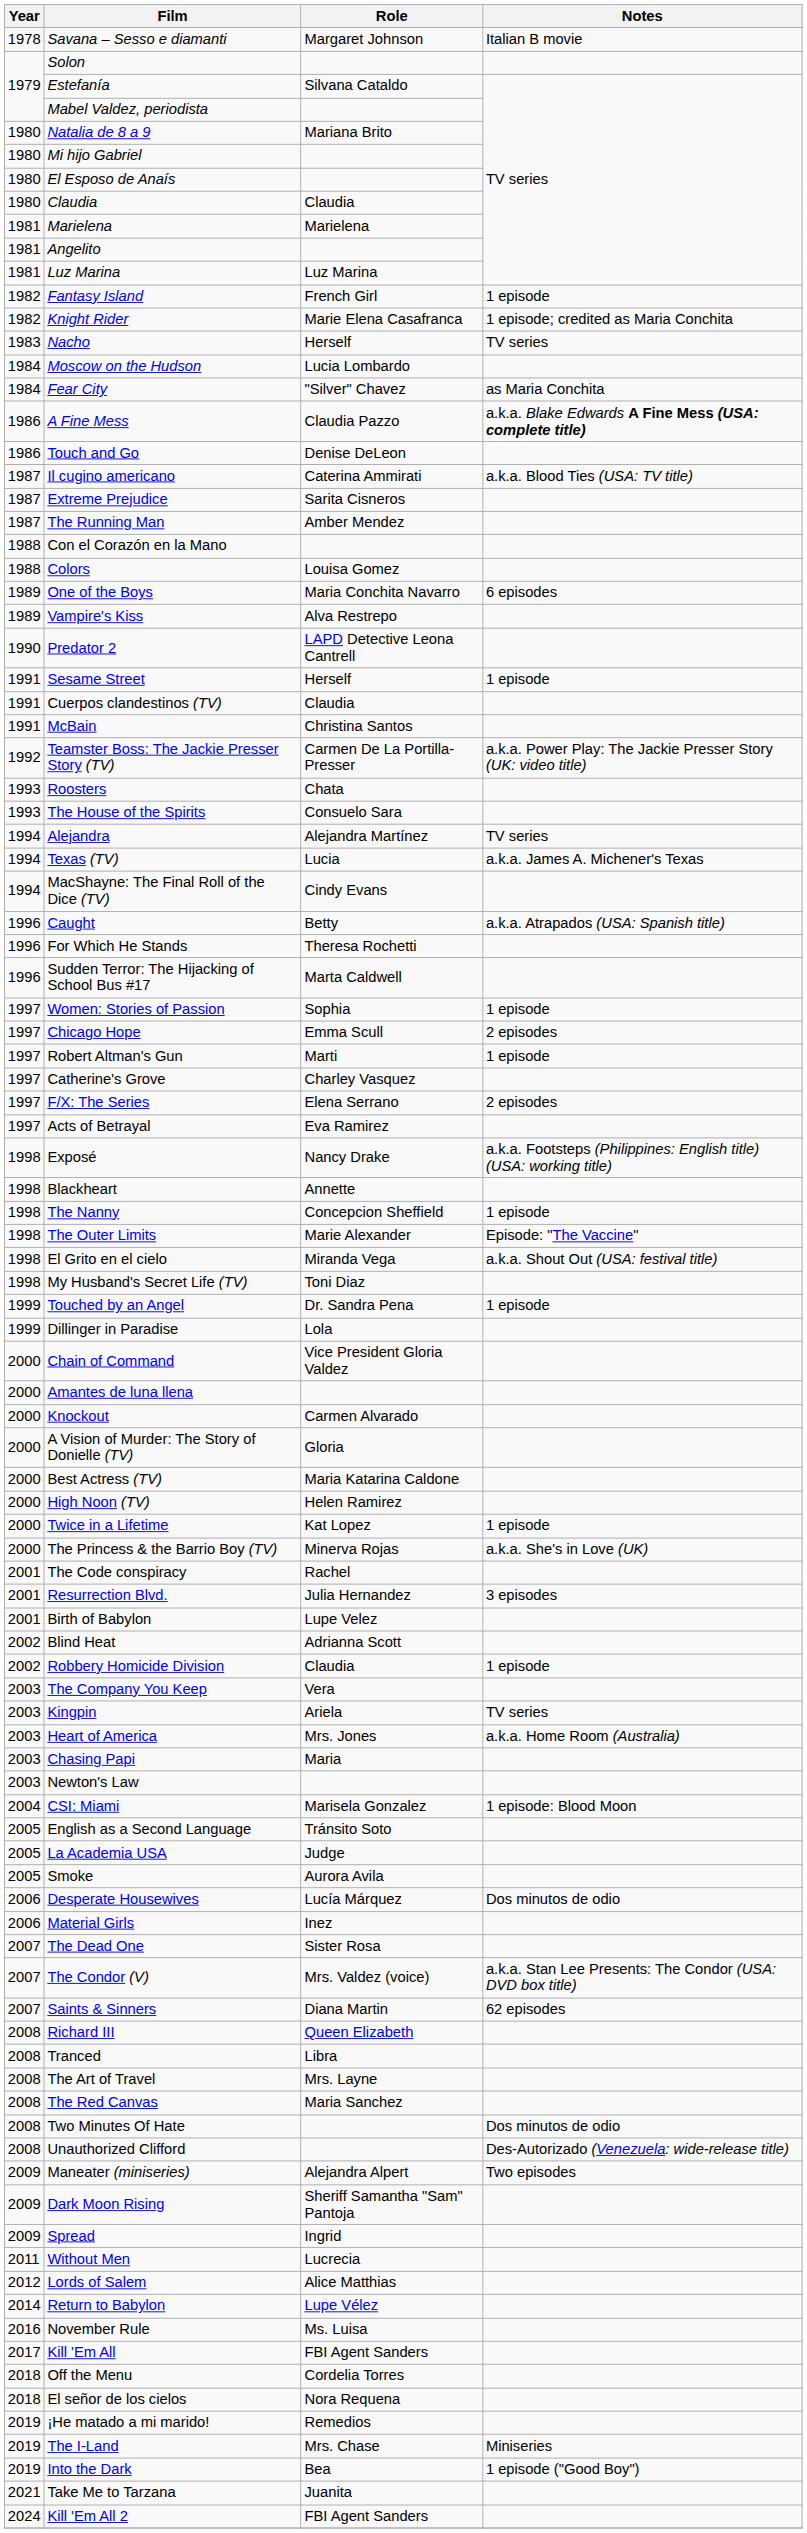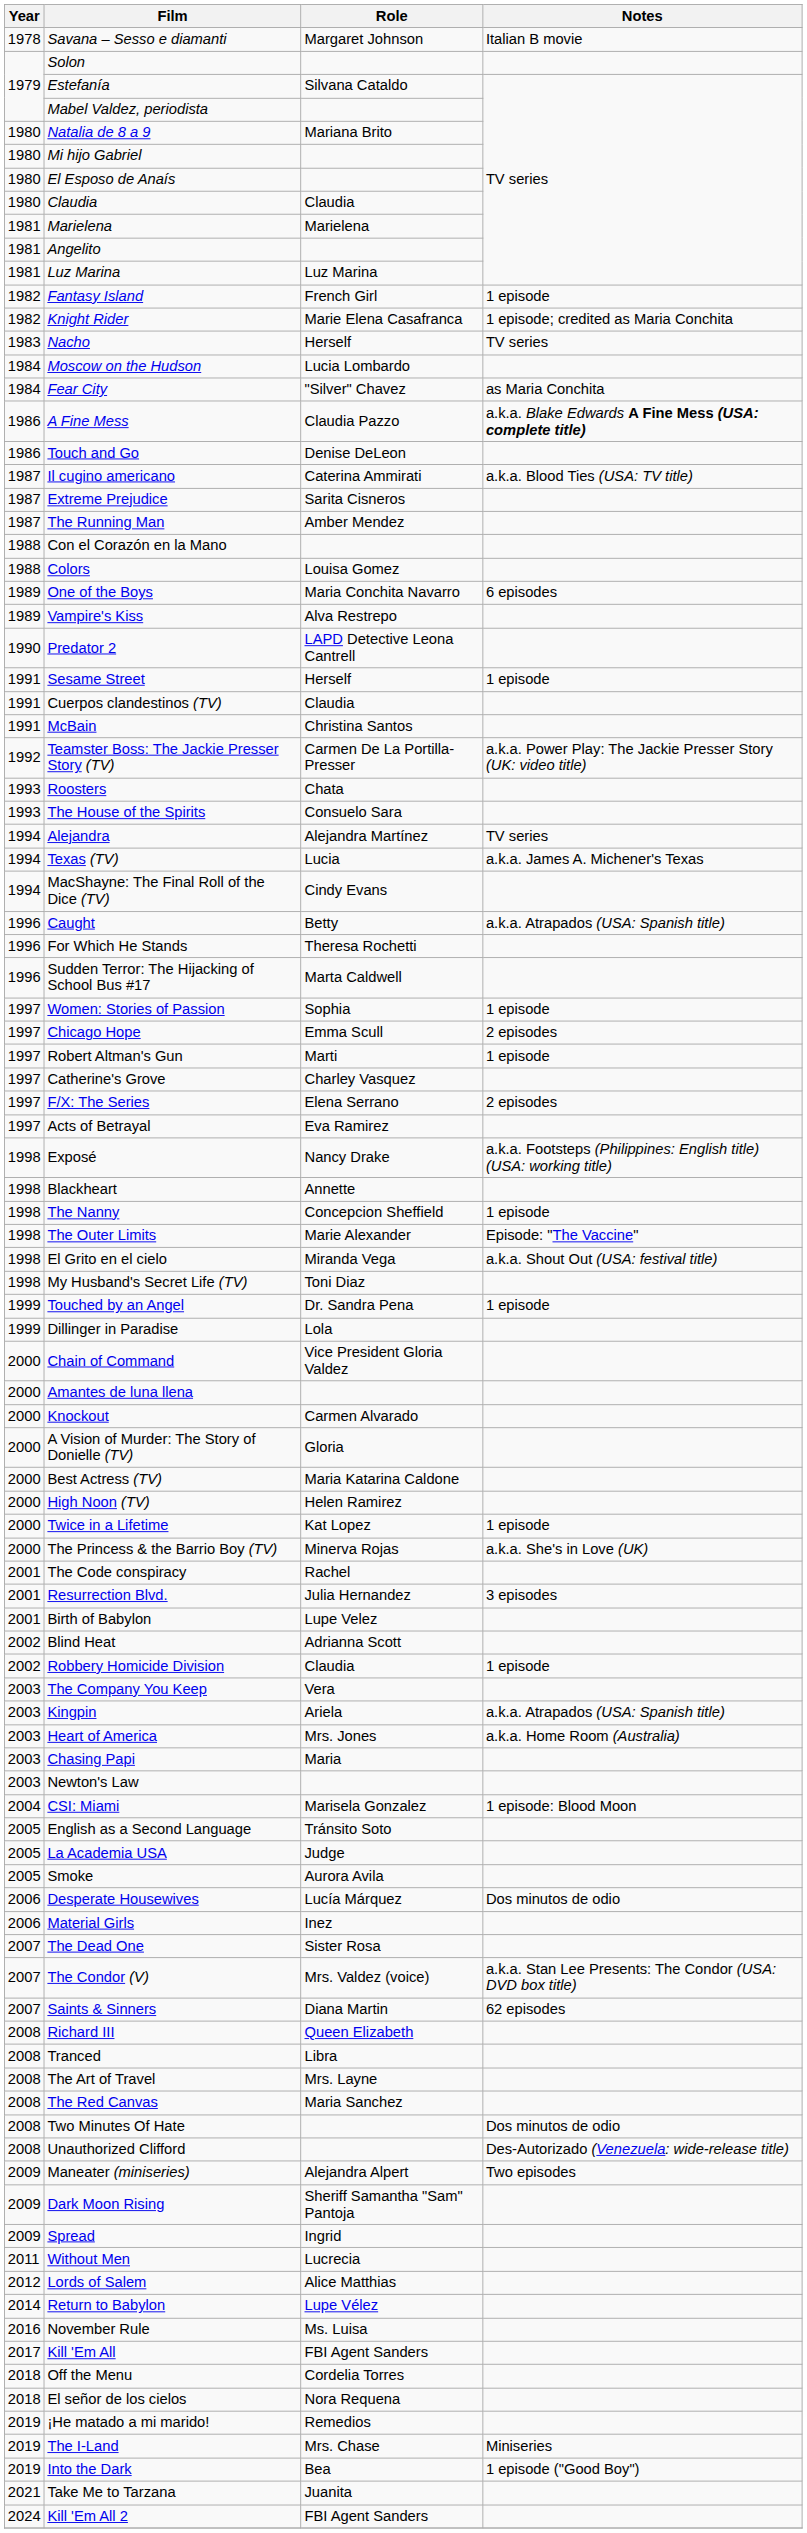(517, 1712) TV series -> (605, 1712) a.k.a. Atrapados (USA: Spanish title)
